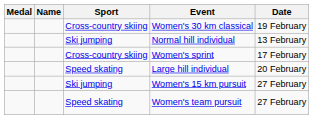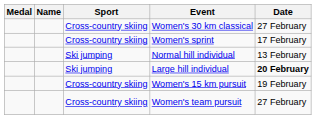(282, 26) 19 February -> (282, 26) 27 February
rows swapped: (193, 41) <-> (183, 55)
(94, 69) Speed skating -> (89, 69) Ski jumping
(282, 69) normal -> (283, 69) bold
(89, 84) Ski jumping -> (106, 84) Cross-country skiing
(282, 84) 27 February -> (282, 84) 19 February
(94, 103) Speed skating -> (106, 103) Cross-country skiing
